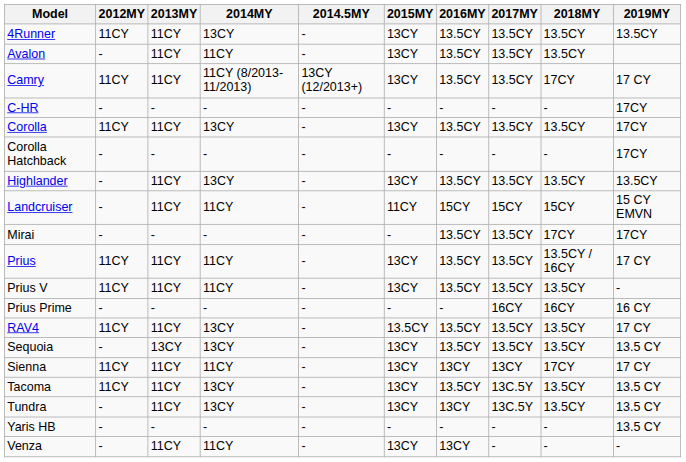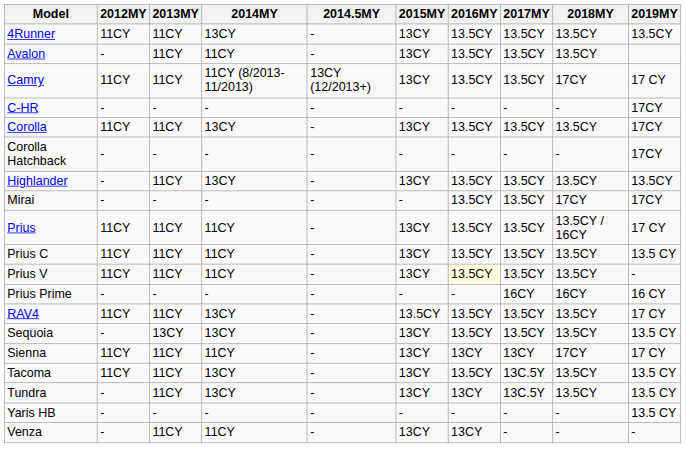- row: (40, 207)
+ row: (28, 254)
(460, 288) no background -> (472, 274) lightyellow background
